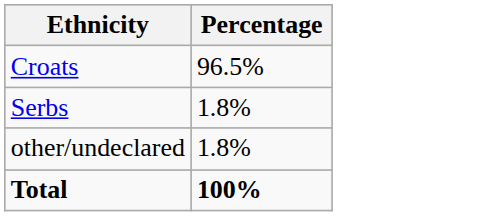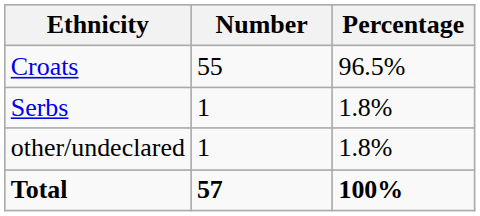+ column: (262, 25)
